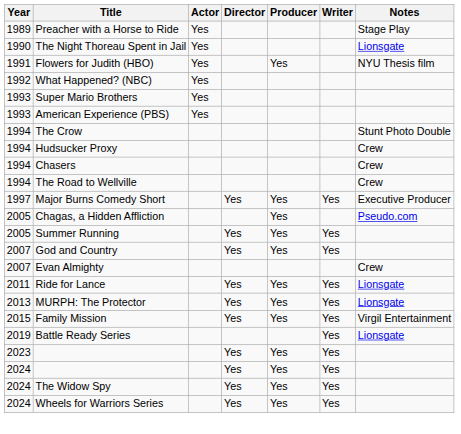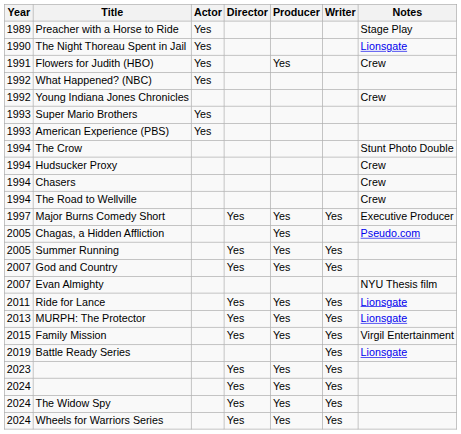(396, 64) NYU Thesis film -> (373, 64) Crew
+ row: (19, 98)
(370, 268) Crew -> (399, 285) NYU Thesis film
